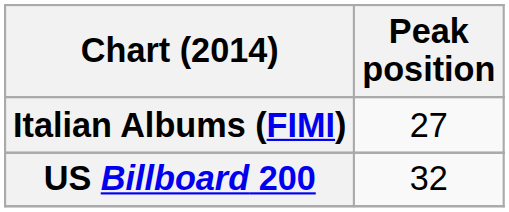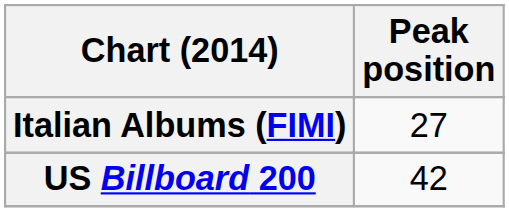(429, 178) 32 -> (429, 178) 42
